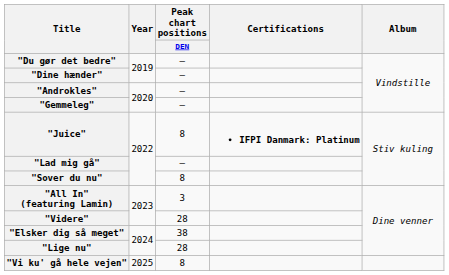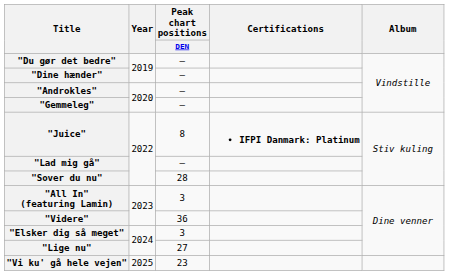(182, 178) 8 -> (182, 178) 28
(182, 218) 28 -> (182, 218) 36
(182, 233) 38 -> (182, 233) 3
(182, 248) 28 -> (182, 248) 27
(182, 263) 8 -> (182, 263) 23
